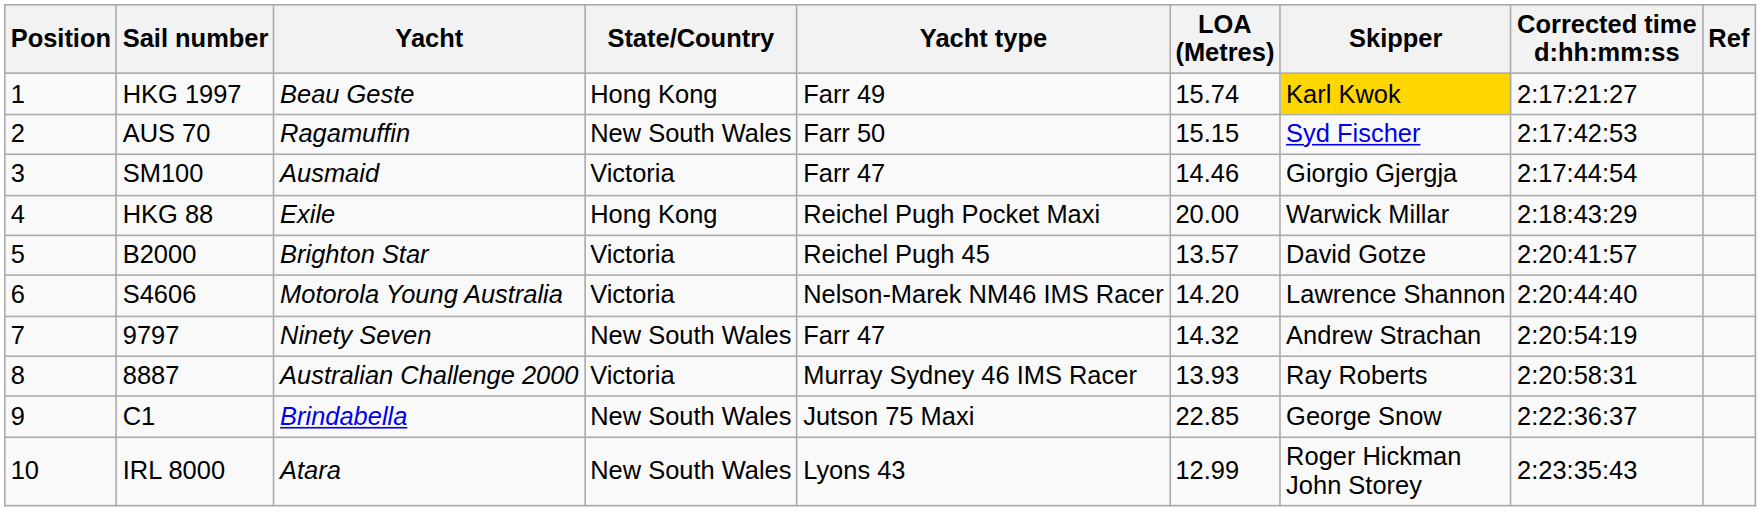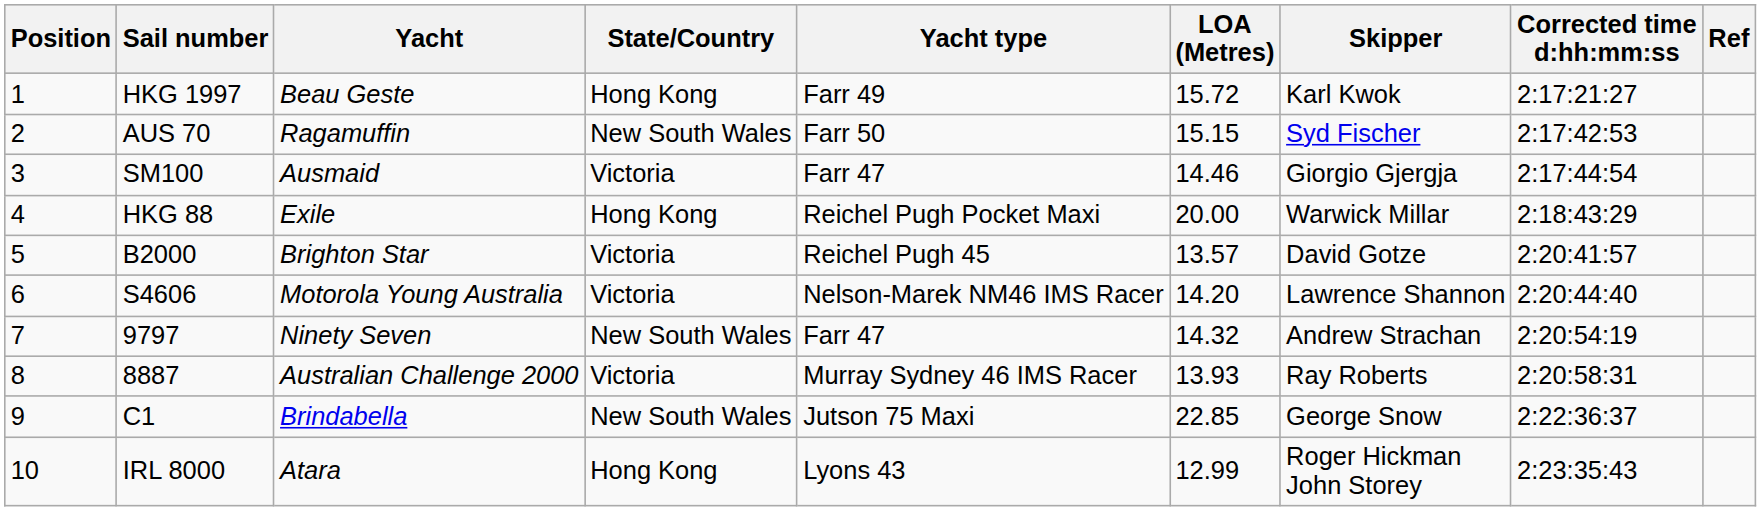(1207, 93) 15.74 -> (1207, 93) 15.72
(1343, 93) gold background -> (1343, 93) no background
(691, 471) New South Wales -> (654, 471) Hong Kong
